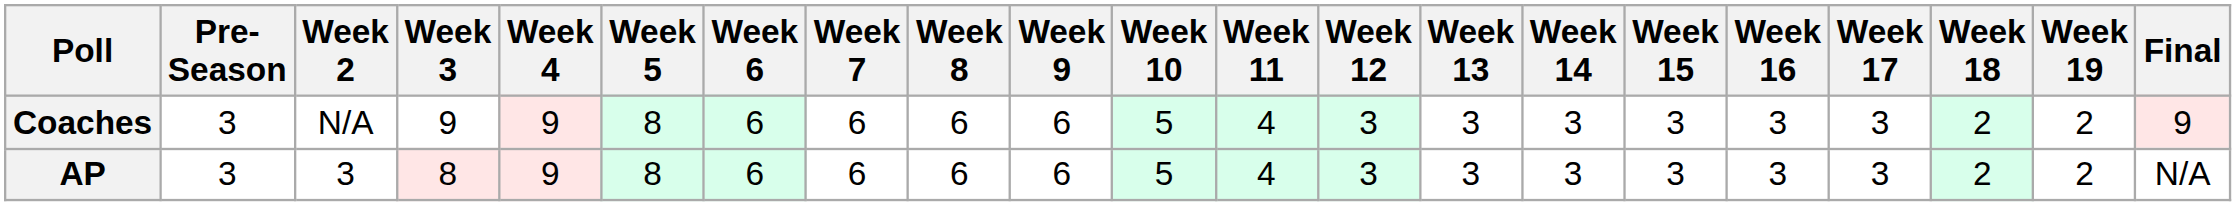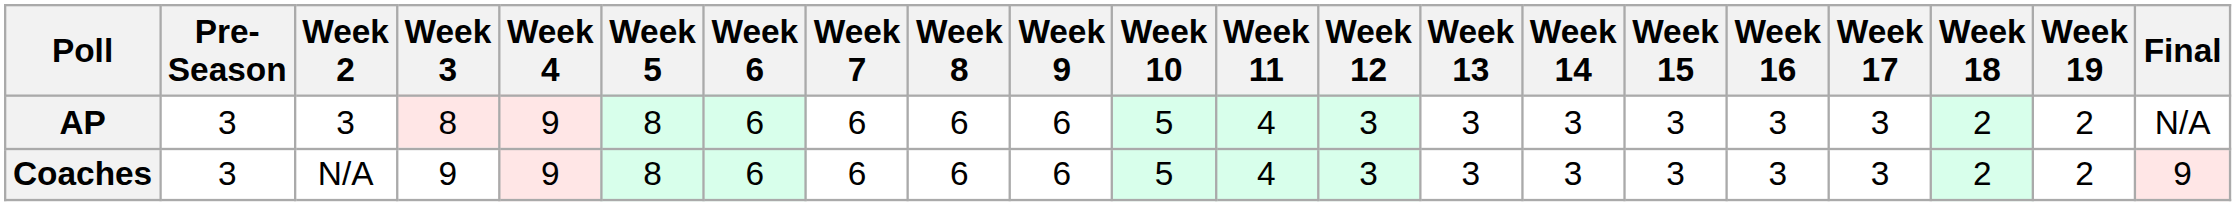rows swapped: (83, 175) <-> (83, 122)
